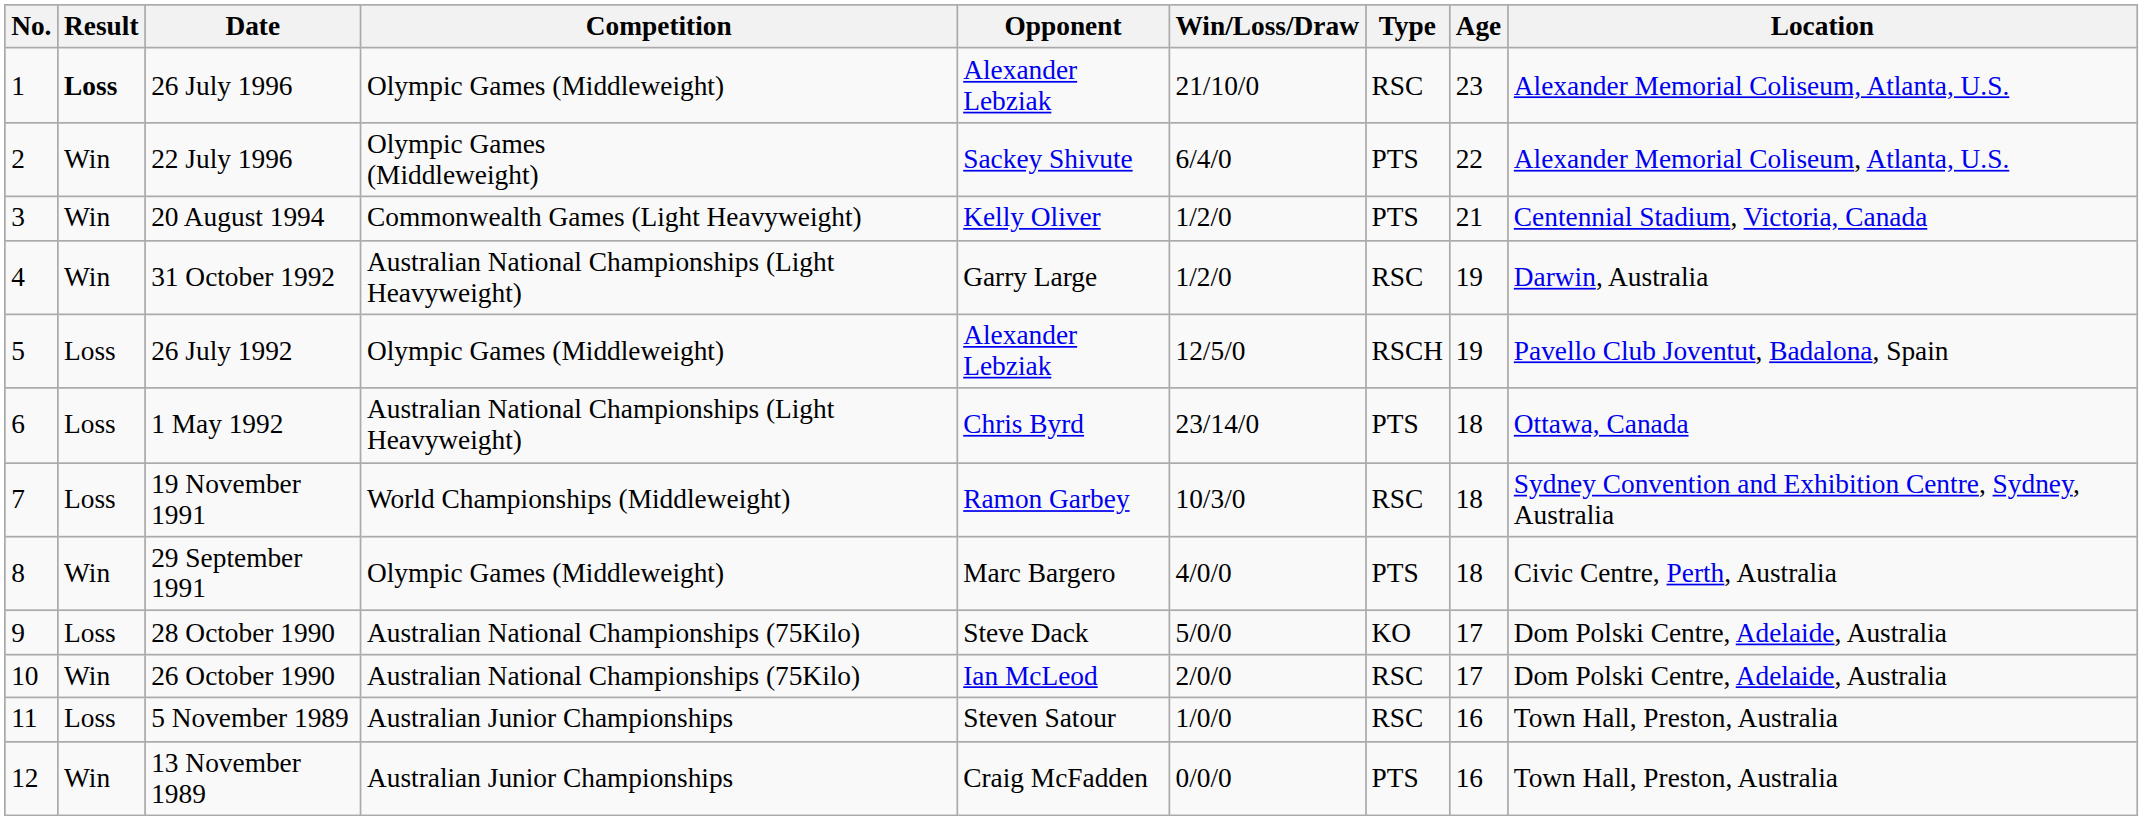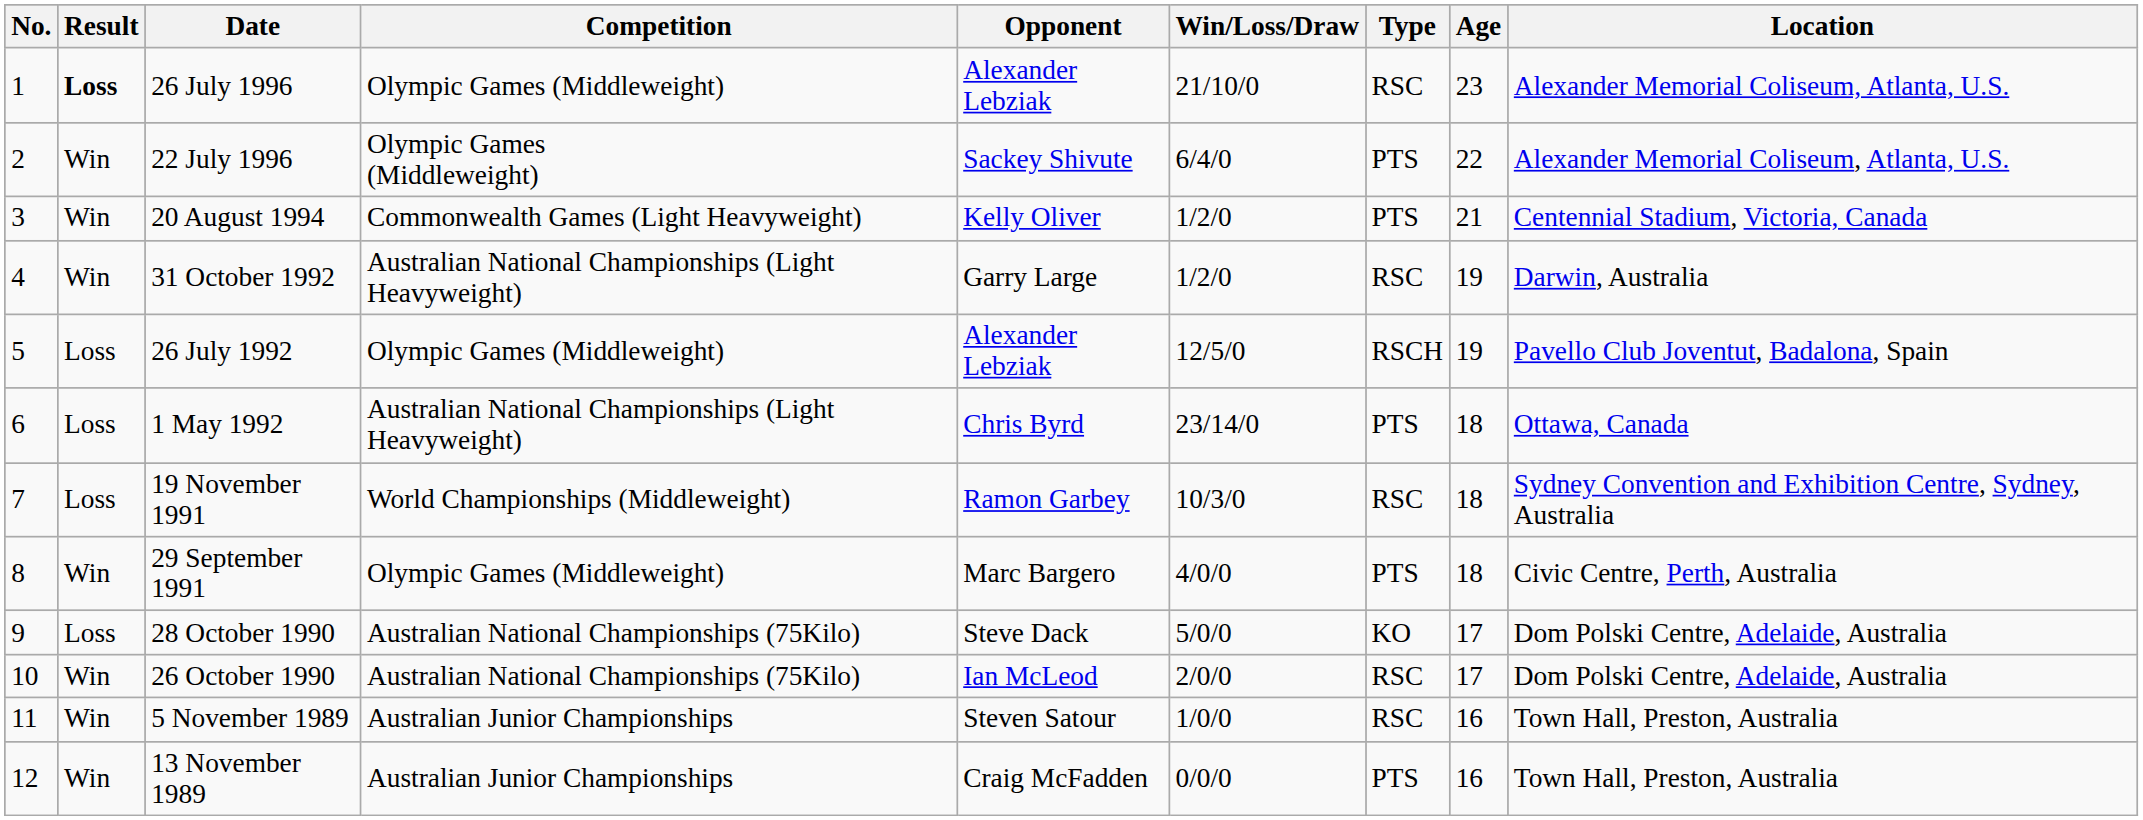(90, 718) Loss -> (87, 718) Win
